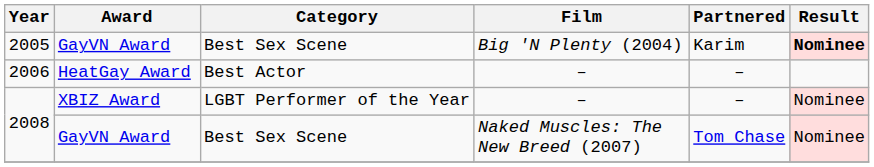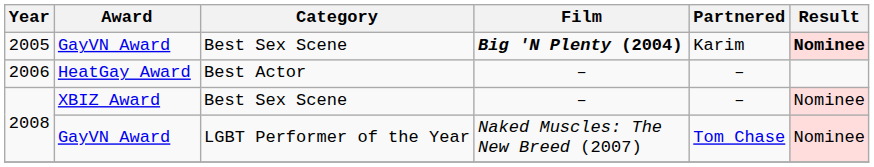(580, 46) normal -> (580, 46) bold
(337, 101) LGBT Performer of the Year -> (276, 101) Best Sex Scene
(276, 139) Best Sex Scene -> (337, 139) LGBT Performer of the Year
